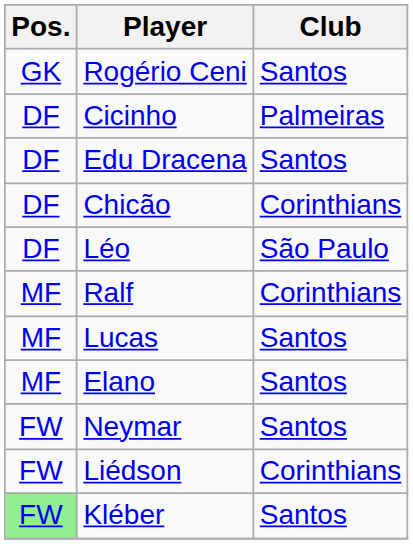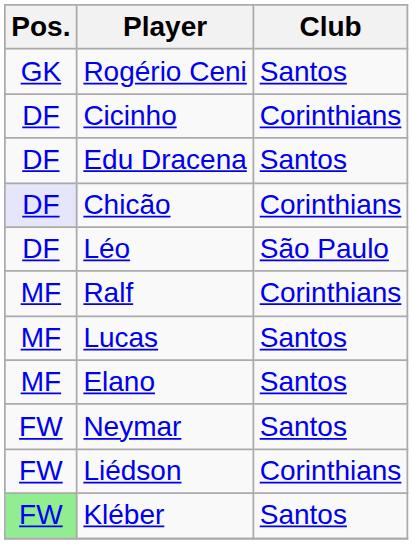(322, 115) Palmeiras -> (331, 115) Corinthians
(41, 204) no background -> (41, 204) lavender background
